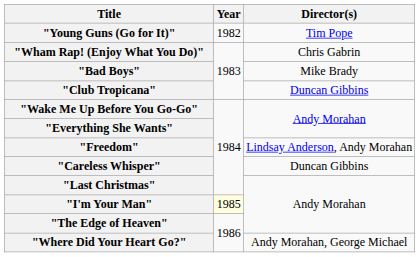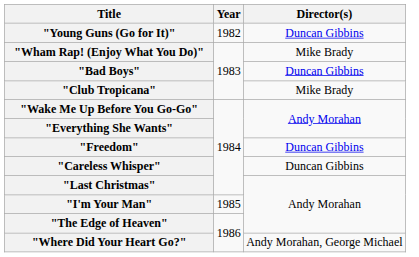(329, 33) Tim Pope -> (324, 33) Duncan Gibbins
(329, 52) Chris Gabrin -> (324, 52) Mike Brady
(329, 71) Mike Brady -> (324, 71) Duncan Gibbins
(329, 90) Duncan Gibbins -> (324, 90) Mike Brady
(329, 147) Lindsay Anderson, Andy Morahan -> (324, 147) Duncan Gibbins
(229, 204) lightyellow background -> (229, 204) no background
